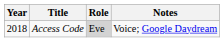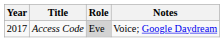(17, 28) 2018 -> (17, 28) 2017
